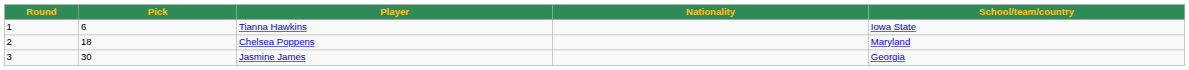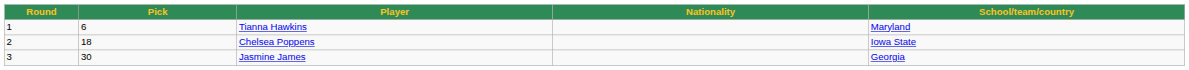(893, 27) Iowa State -> (891, 27) Maryland
(891, 42) Maryland -> (893, 42) Iowa State
